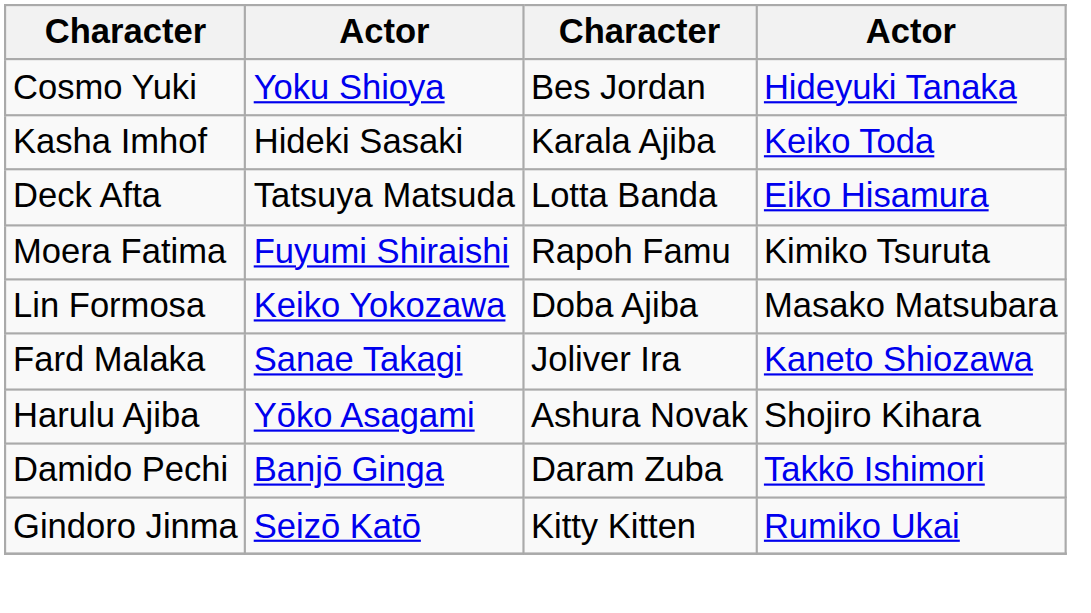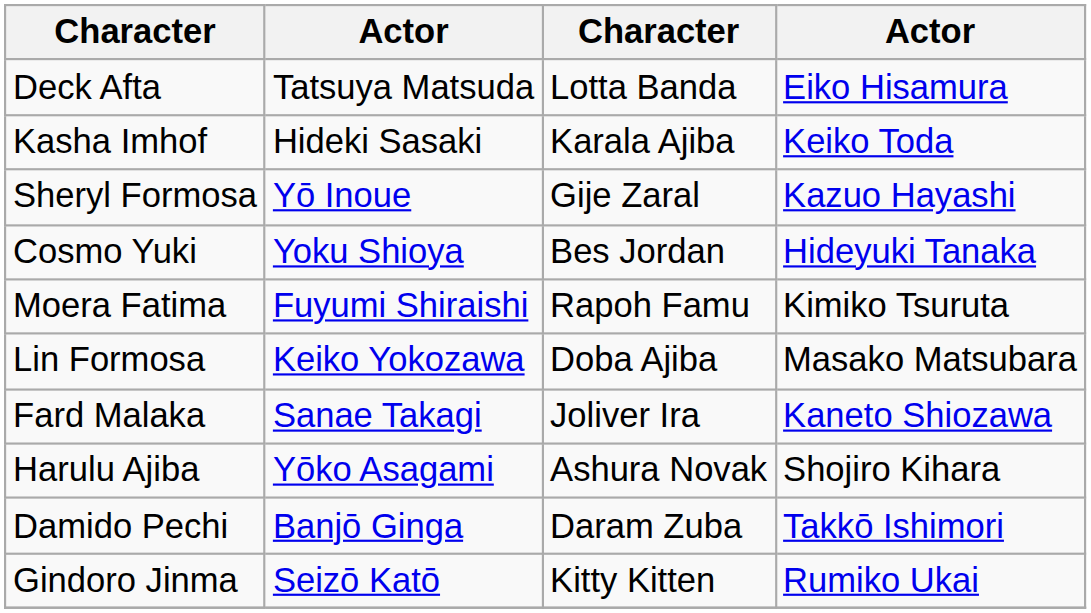rows swapped: (105, 86) <-> (87, 196)
+ row: (135, 196)
